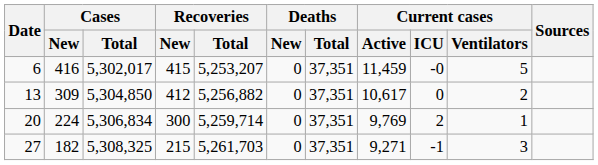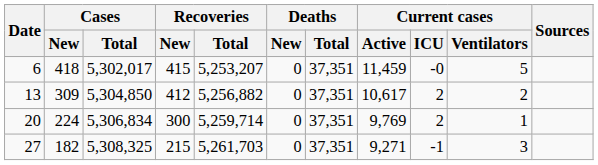(67, 69) 416 -> (67, 69) 418
(440, 95) 0 -> (440, 95) 2
